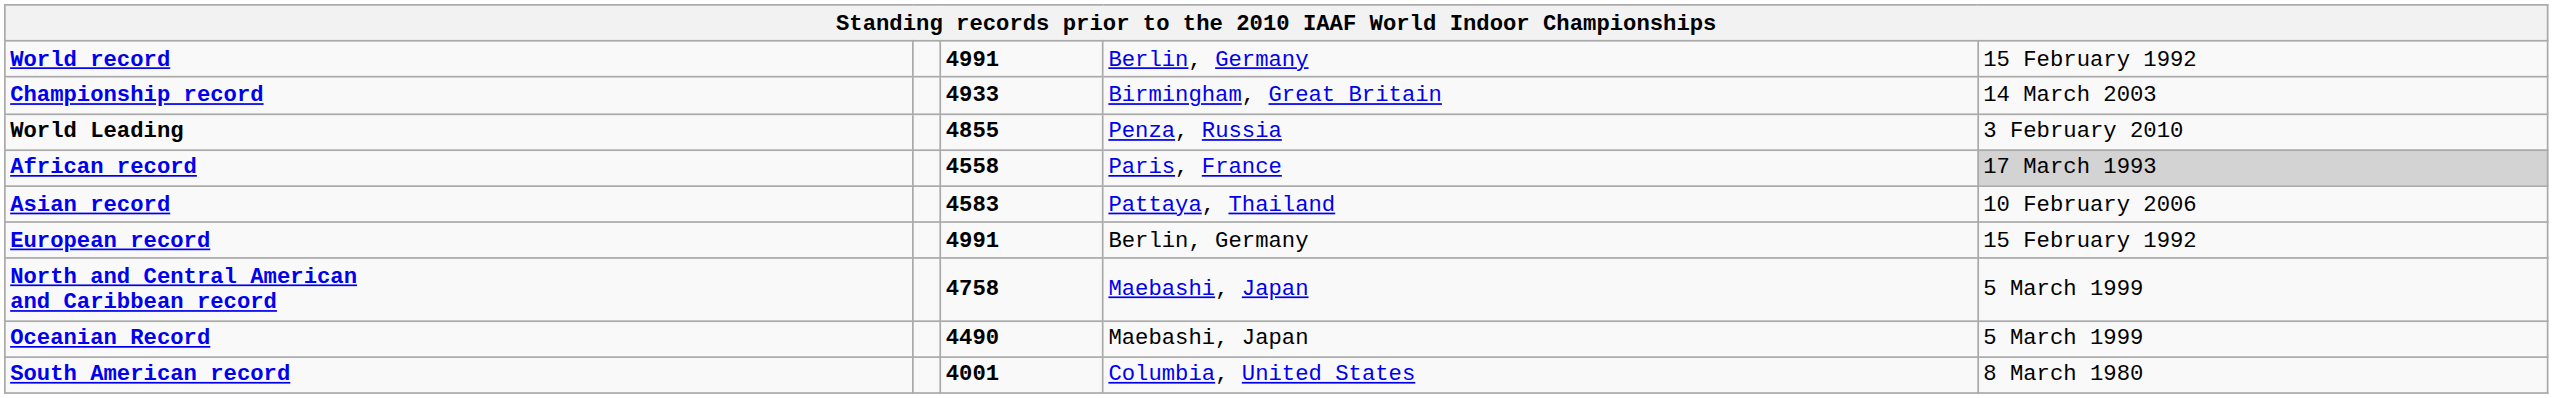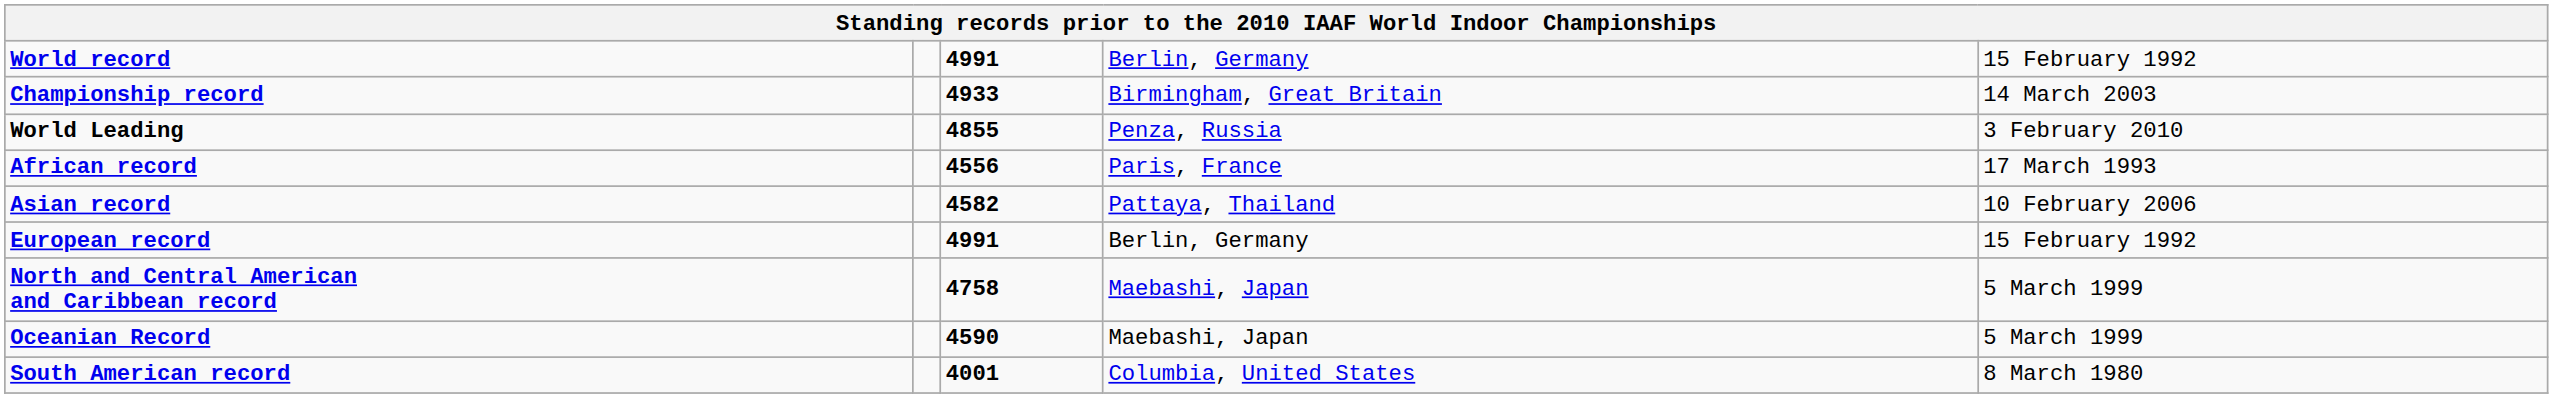(972, 168) 4558 -> (972, 168) 4556
(2070, 168) lightgrey background -> (2070, 168) no background
(972, 204) 4583 -> (972, 204) 4582
(972, 338) 4490 -> (972, 338) 4590
